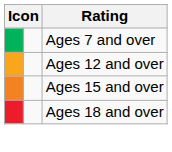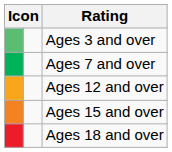+ row: (101, 40)
